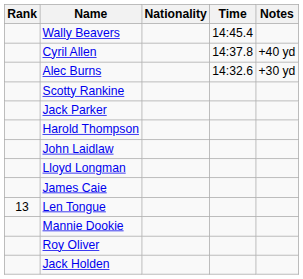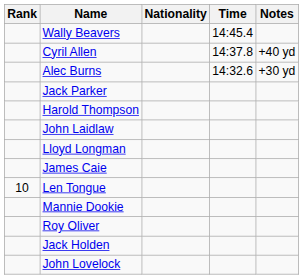- row: (83, 91)
(22, 206) 13 -> (22, 187) 10
+ row: (81, 264)
